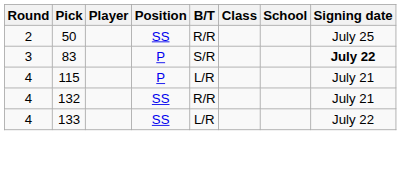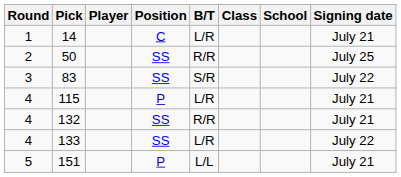+ row: (69, 36)
(161, 57) P -> (161, 78) SS
(353, 57) bold -> (353, 78) normal
+ row: (69, 162)
